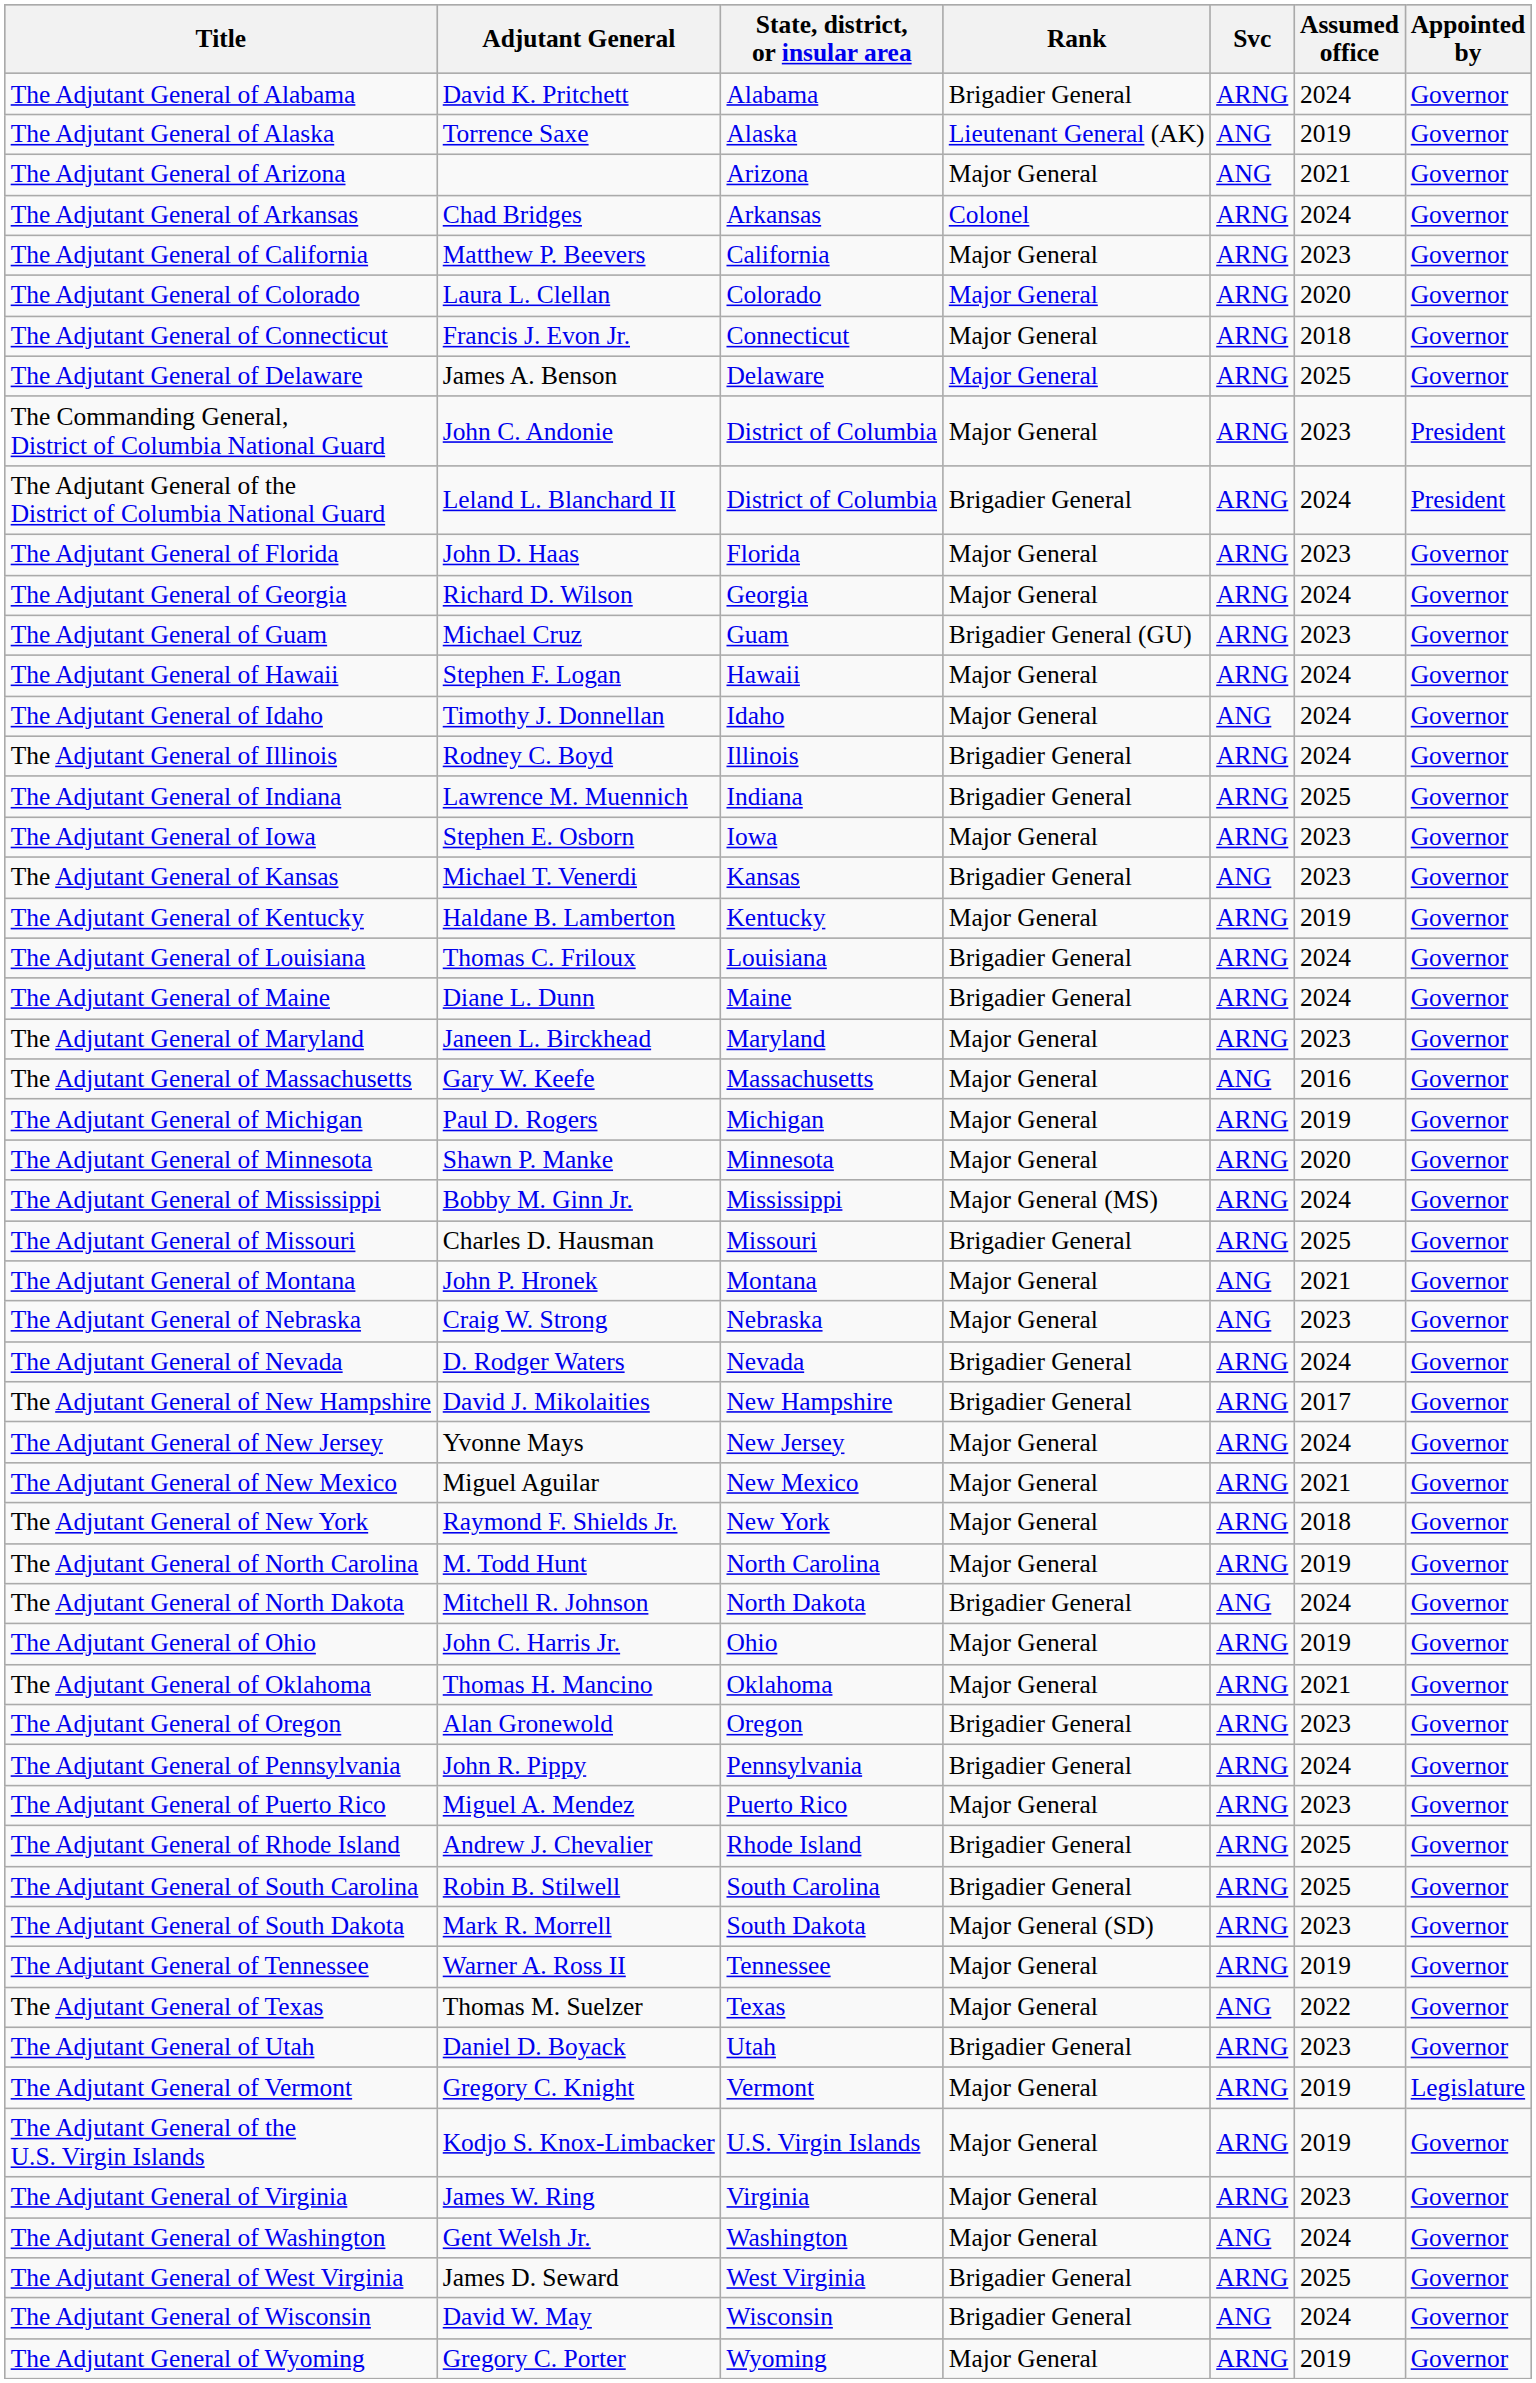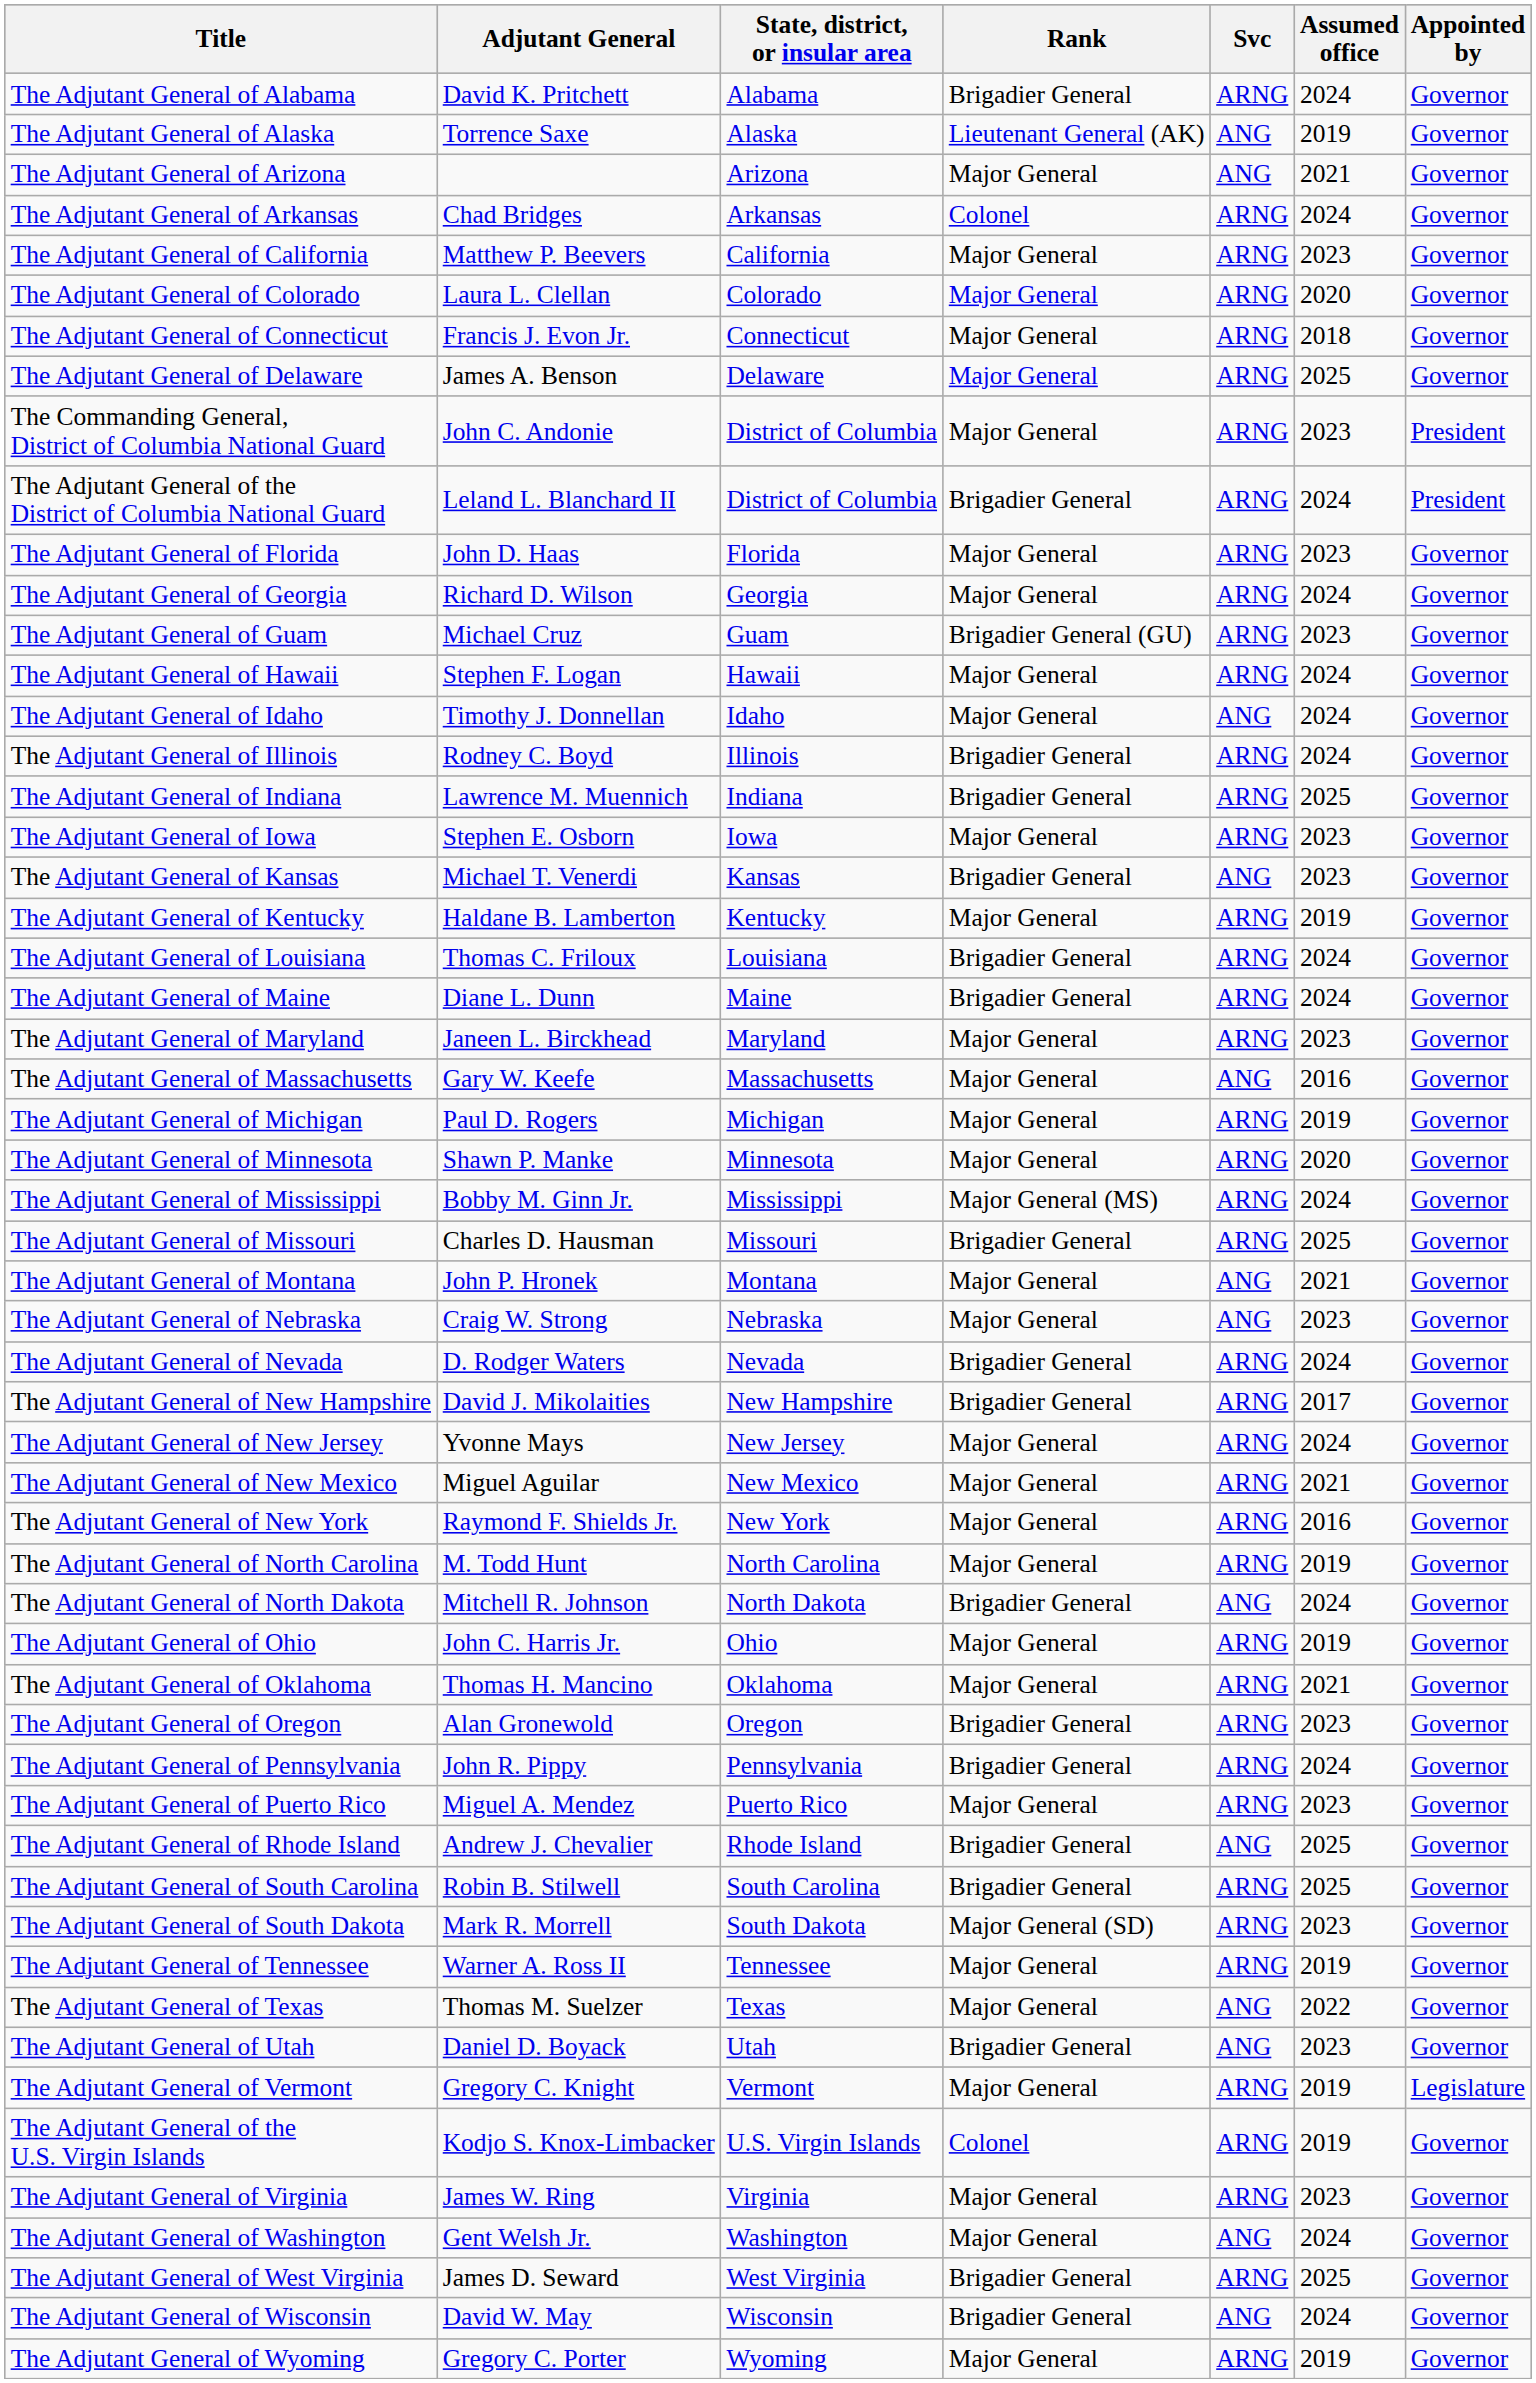(1325, 1522) 2018 -> (1325, 1522) 2016
(1252, 1845) ARNG -> (1244, 1845) ANG
(1252, 2047) ARNG -> (1244, 2047) ANG
(1023, 2142) Major General -> (989, 2142) Colonel
